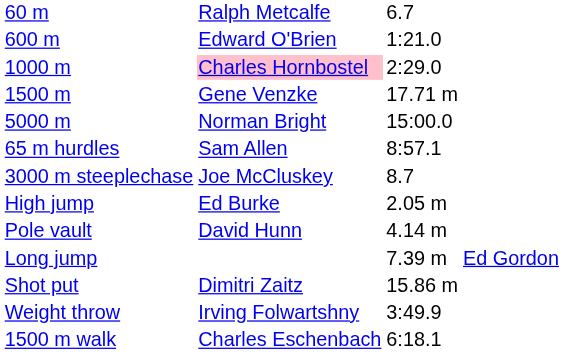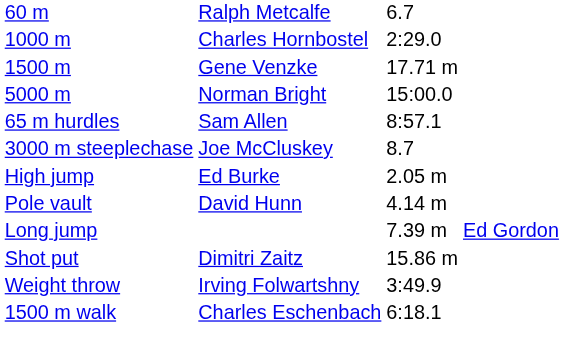- row: (32, 40)
(283, 67) pink background -> (283, 40) no background
